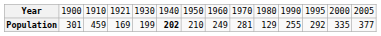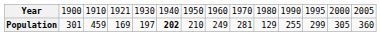(147, 25) 199 -> (147, 25) 197
(318, 25) 292 -> (318, 25) 299
(342, 25) 335 -> (342, 25) 305
(366, 25) 377 -> (366, 25) 360
